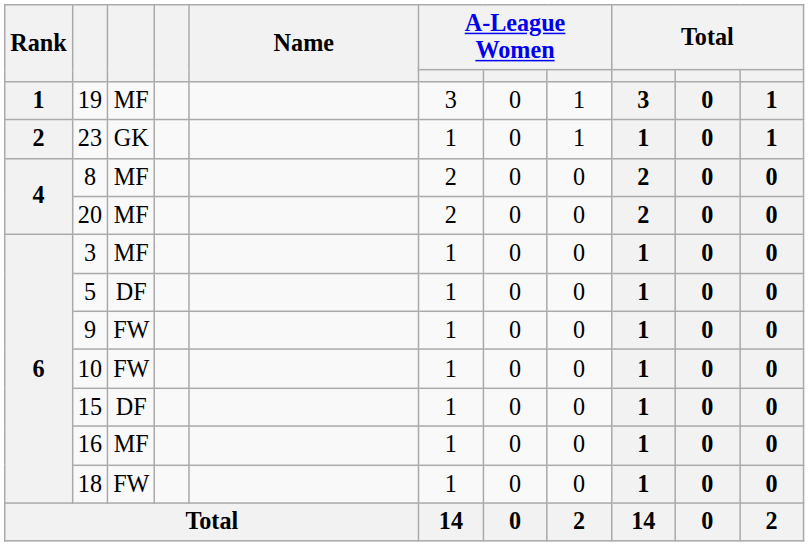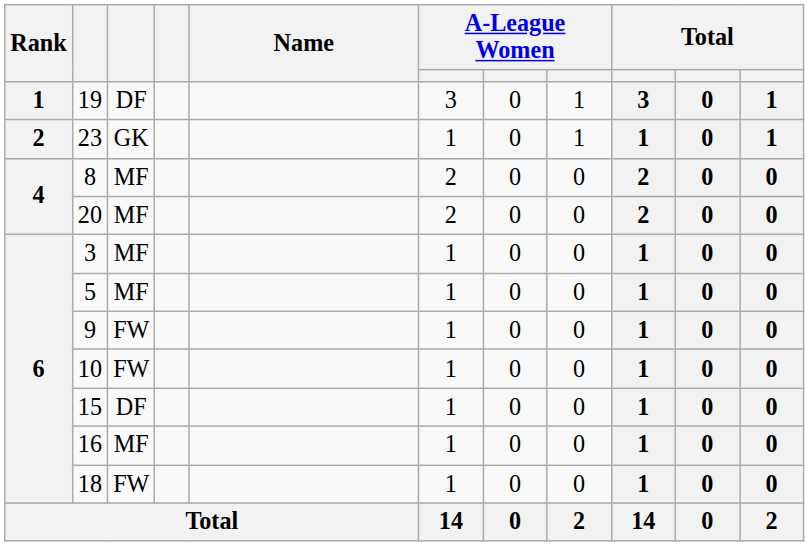(131, 100) MF -> (131, 100) DF
(131, 291) DF -> (131, 291) MF
